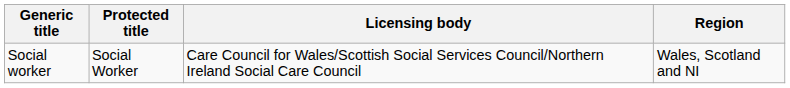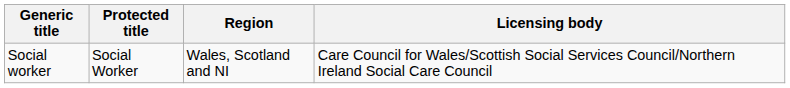columns swapped: (418, 24) <-> (719, 24)
